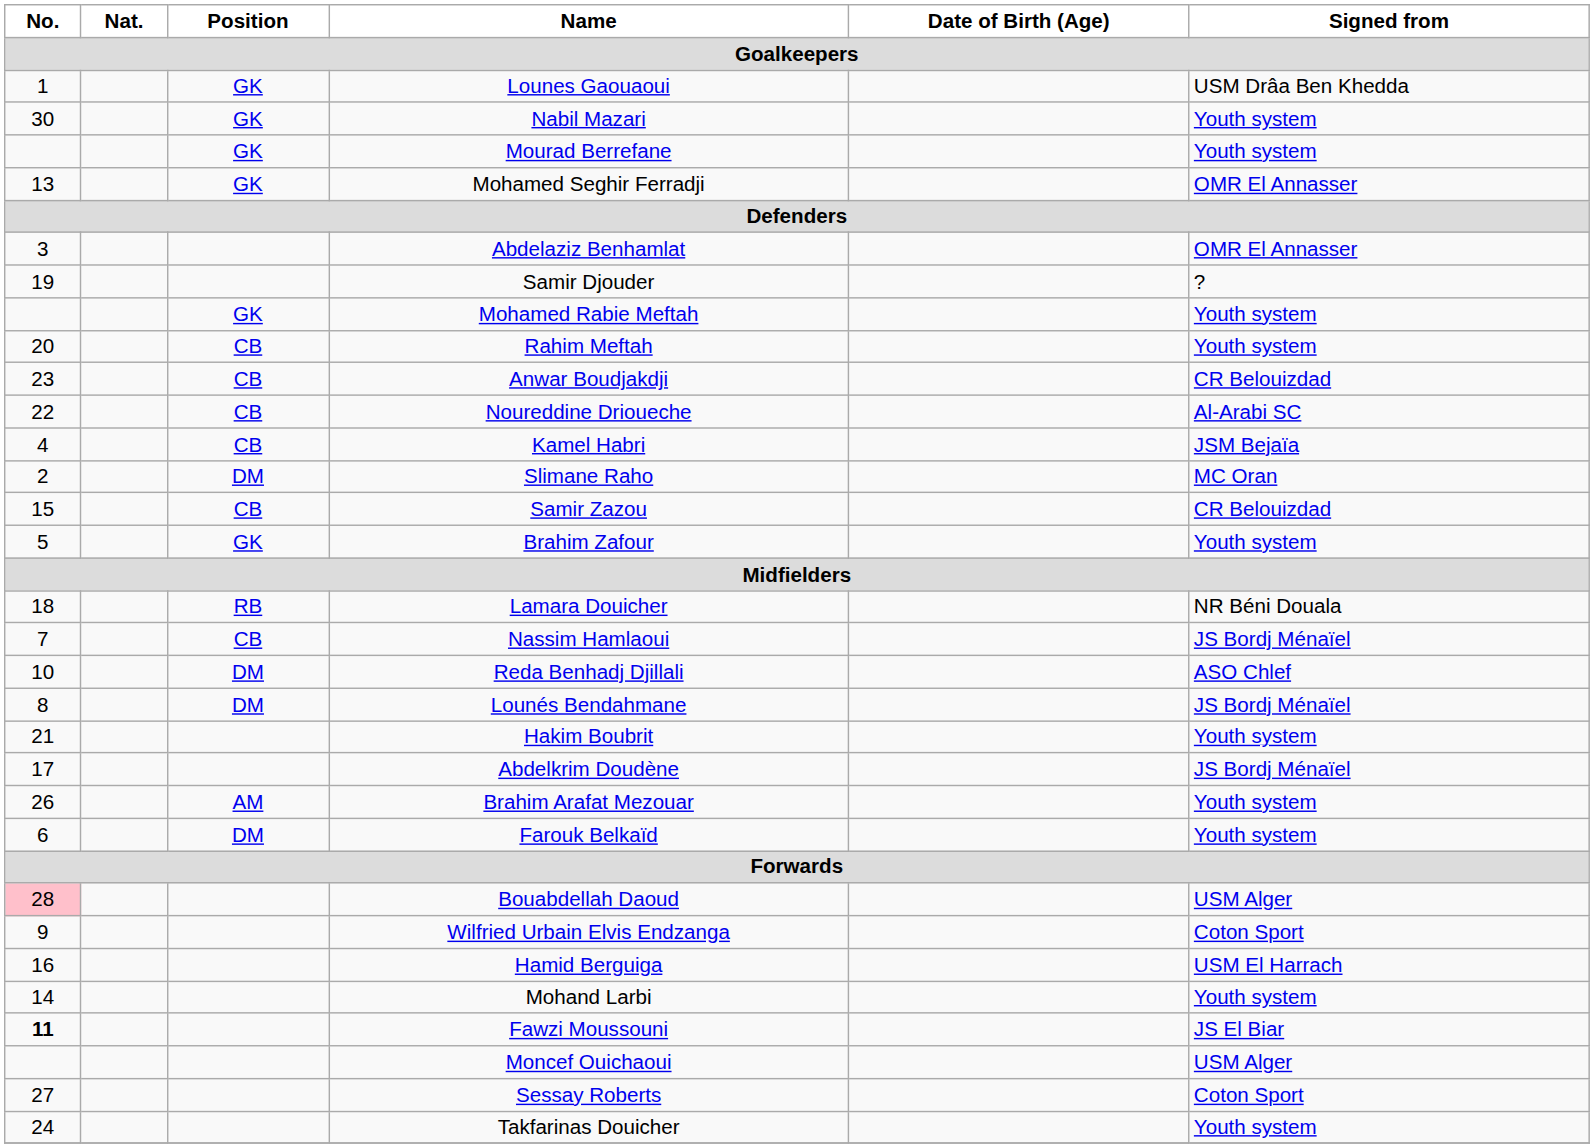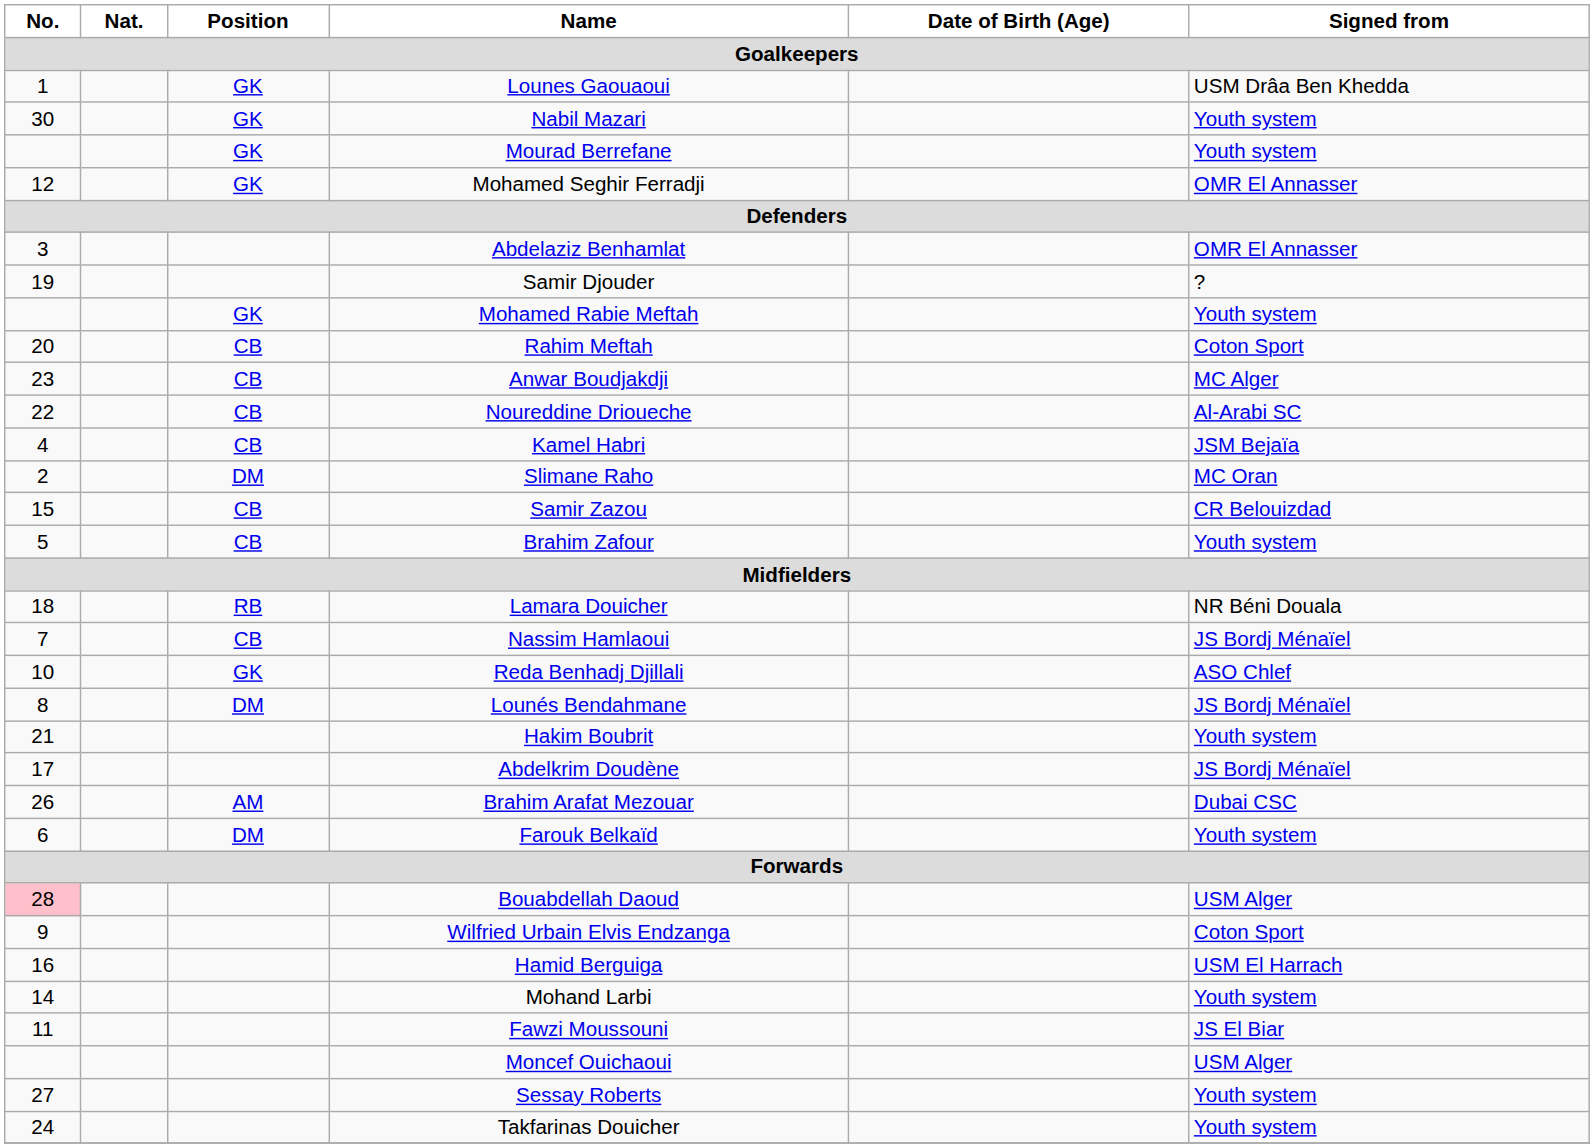(43, 184) 13 -> (43, 184) 12
(1255, 347) Youth system -> (1249, 347) Coton Sport
(1263, 379) CR Belouizdad -> (1236, 379) MC Alger
(248, 542) GK -> (248, 542) CB
(248, 672) DM -> (248, 672) GK
(1255, 802) Youth system -> (1245, 802) Dubai CSC
(43, 1030) bold -> (43, 1030) normal
(1249, 1095) Coton Sport -> (1255, 1095) Youth system
